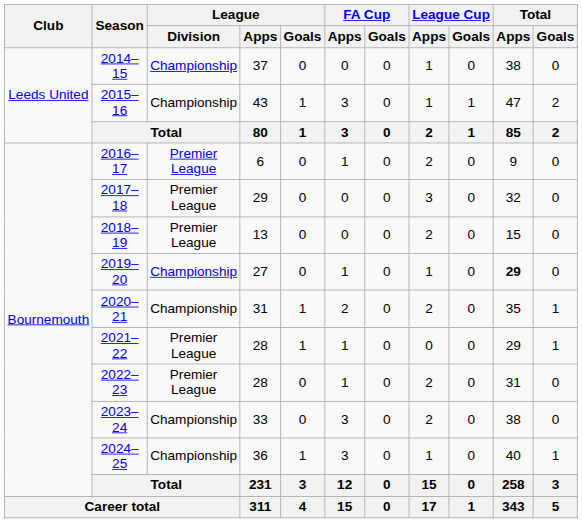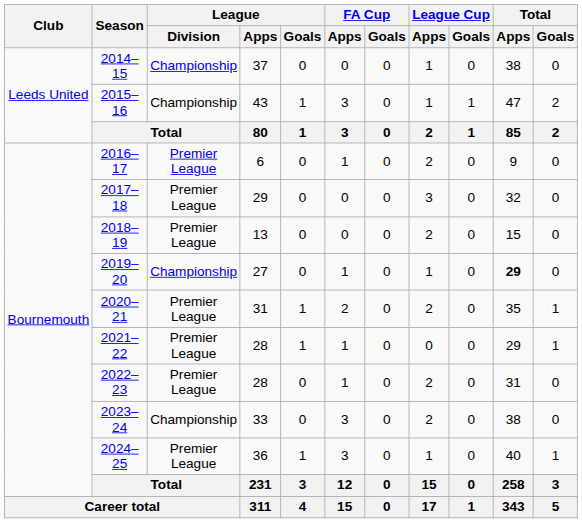(194, 308) Championship -> (194, 308) Premier League
(194, 456) Championship -> (194, 456) Premier League
